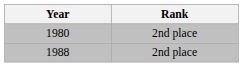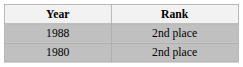rows swapped: (58, 33) <-> (58, 52)
